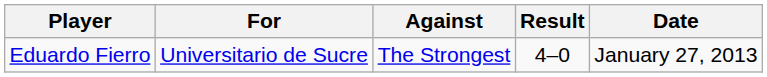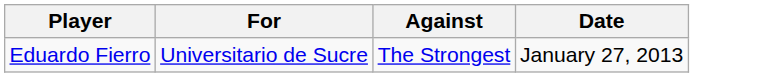- column: (552, 21)
